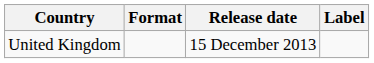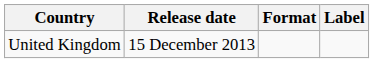columns swapped: (253, 17) <-> (155, 17)
